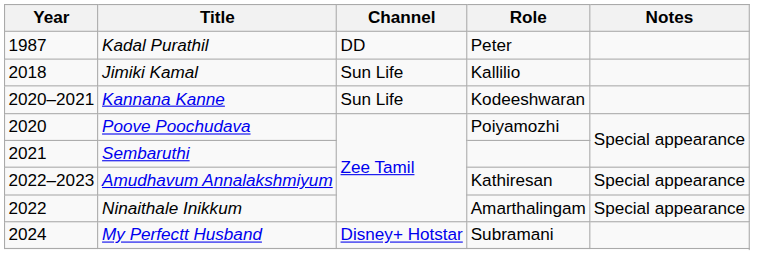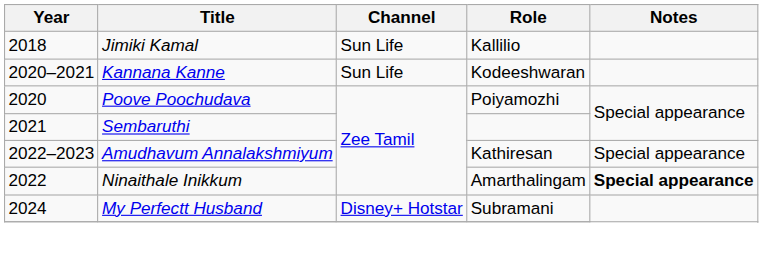- row: (155, 45)
(669, 208) normal -> (674, 180) bold
